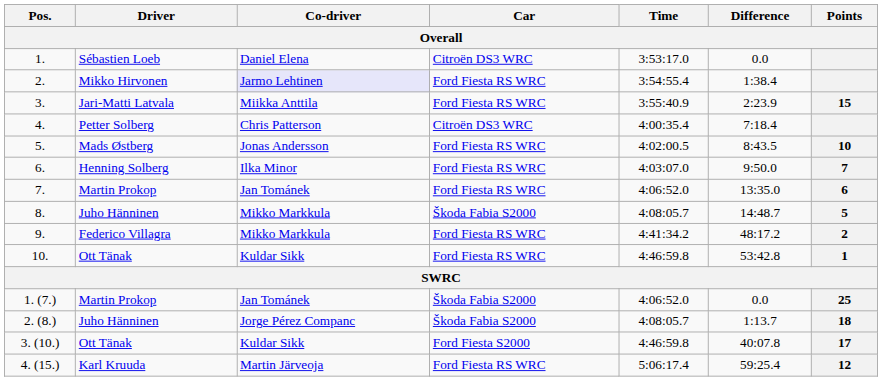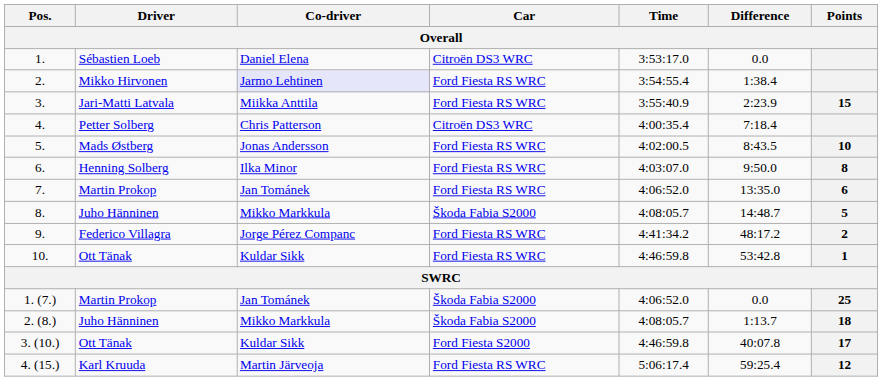(845, 168) 7 -> (845, 168) 8
(285, 234) Mikko Markkula -> (298, 234) Jorge Pérez Companc
(298, 321) Jorge Pérez Companc -> (285, 321) Mikko Markkula
